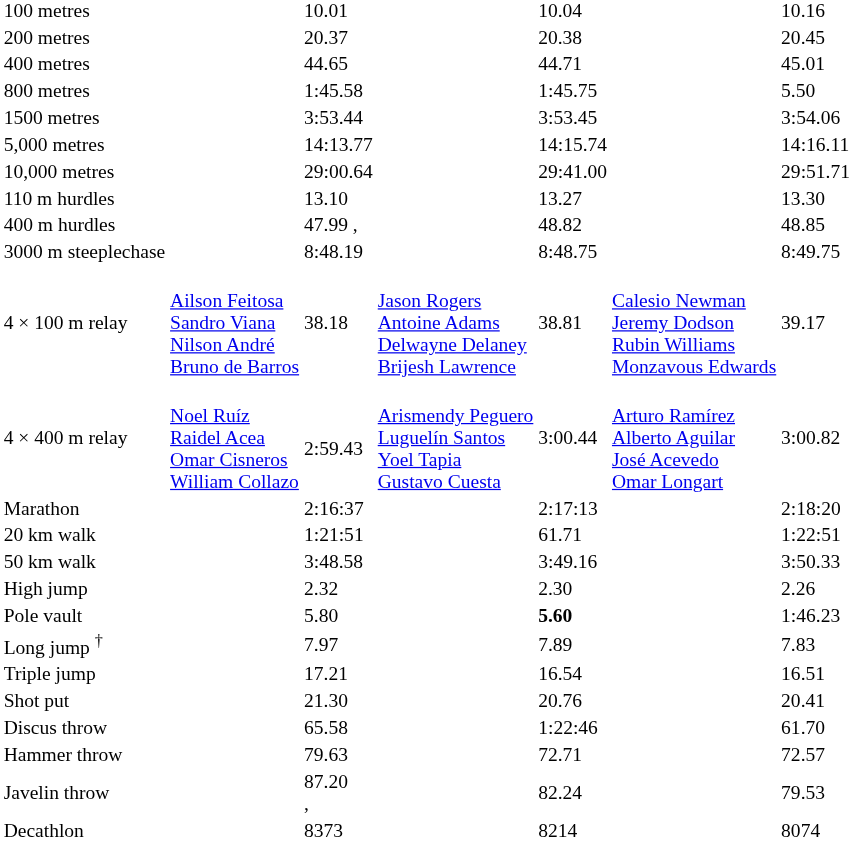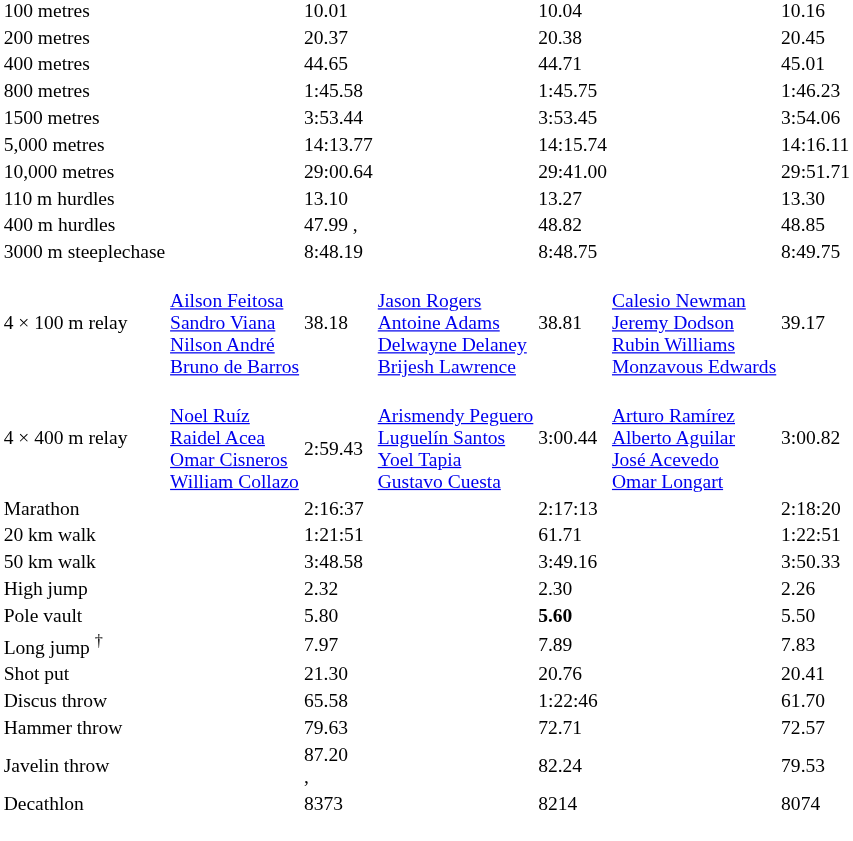(798, 91) 5.50 -> (811, 91) 1:46.23
(811, 615) 1:46.23 -> (798, 615) 5.50
- row: (50, 674)
